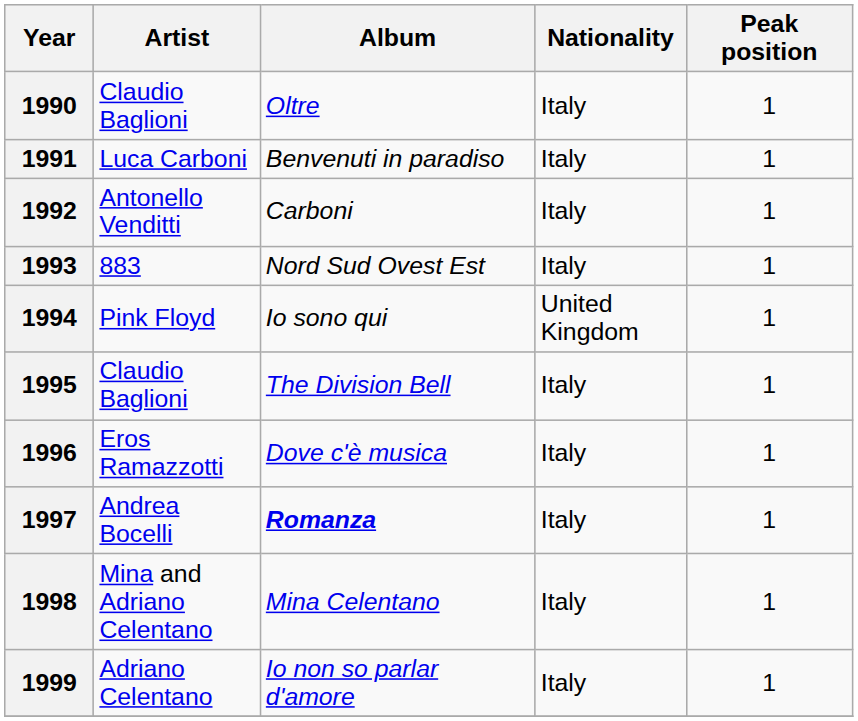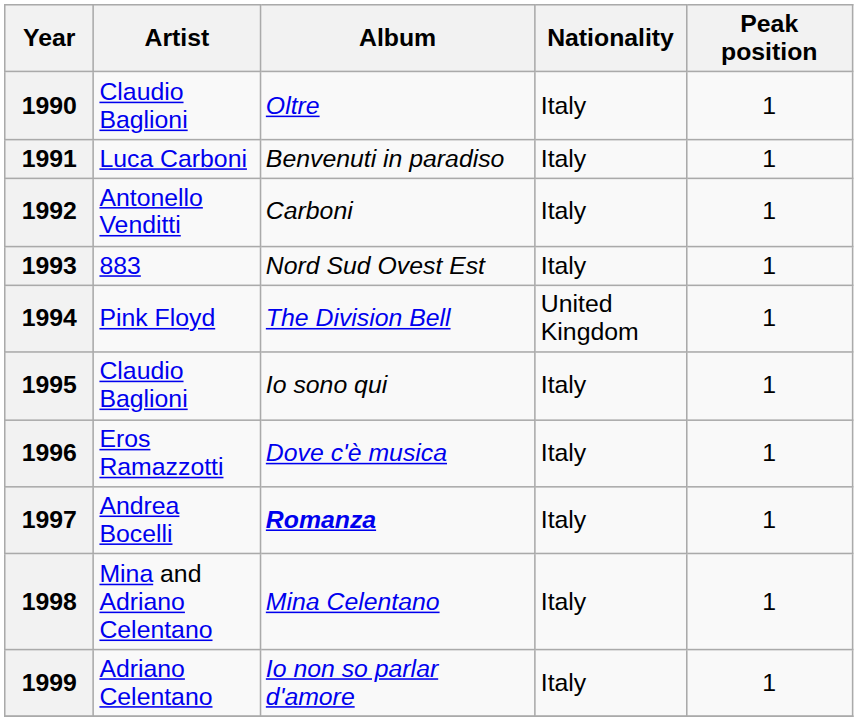(327, 318) Io sono qui -> (358, 318) The Division Bell
(358, 385) The Division Bell -> (327, 385) Io sono qui
